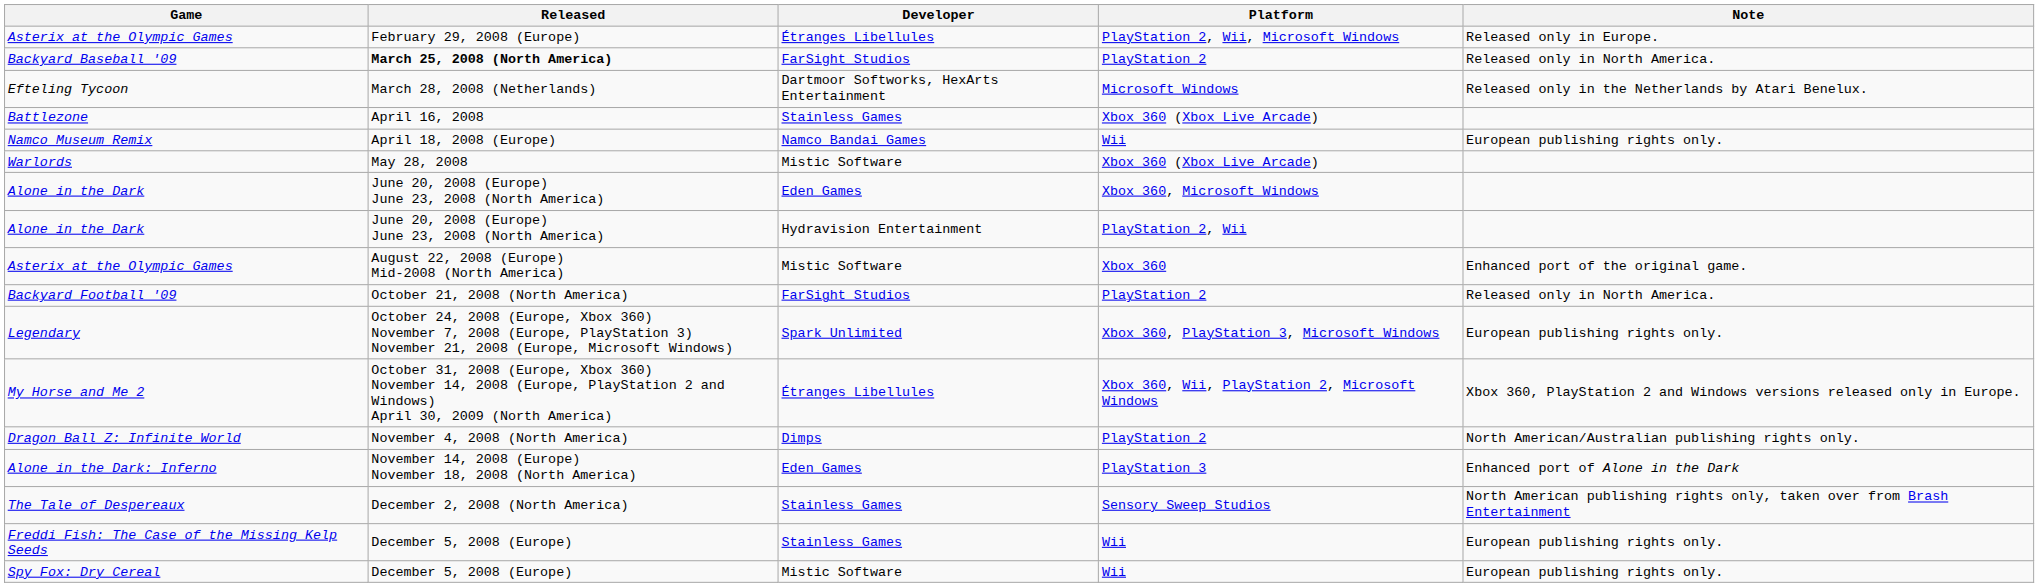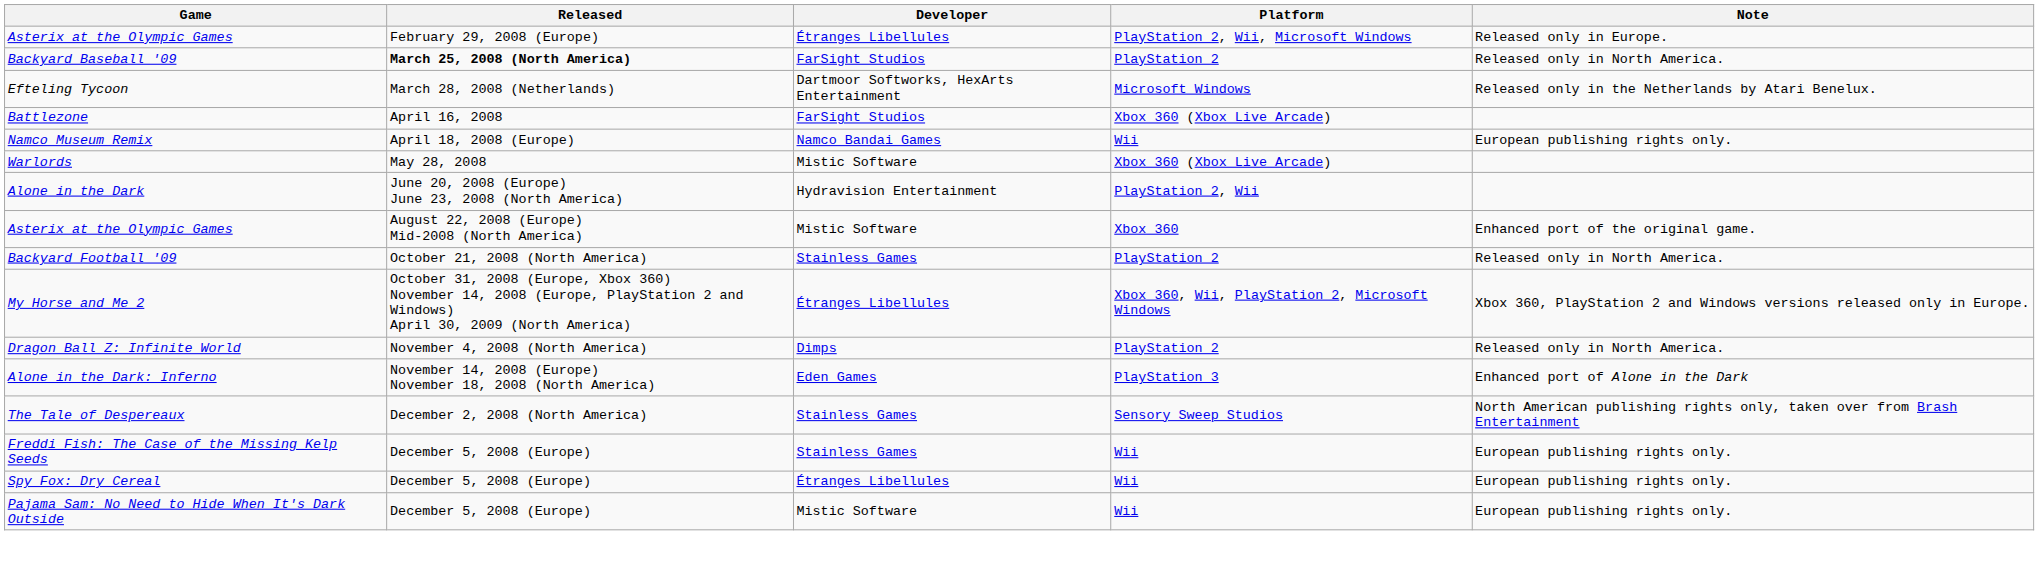(842, 118) Stainless Games -> (861, 118) FarSight Studios
- row: (76, 191)
(846, 295) FarSight Studios -> (857, 258) Stainless Games
- row: (44, 333)
(1663, 438) North American/Australian publishing rights only. -> (1600, 348) Released only in North America.
(842, 572) Mistic Software -> (873, 482) Étranges Libellules
+ row: (176, 511)
